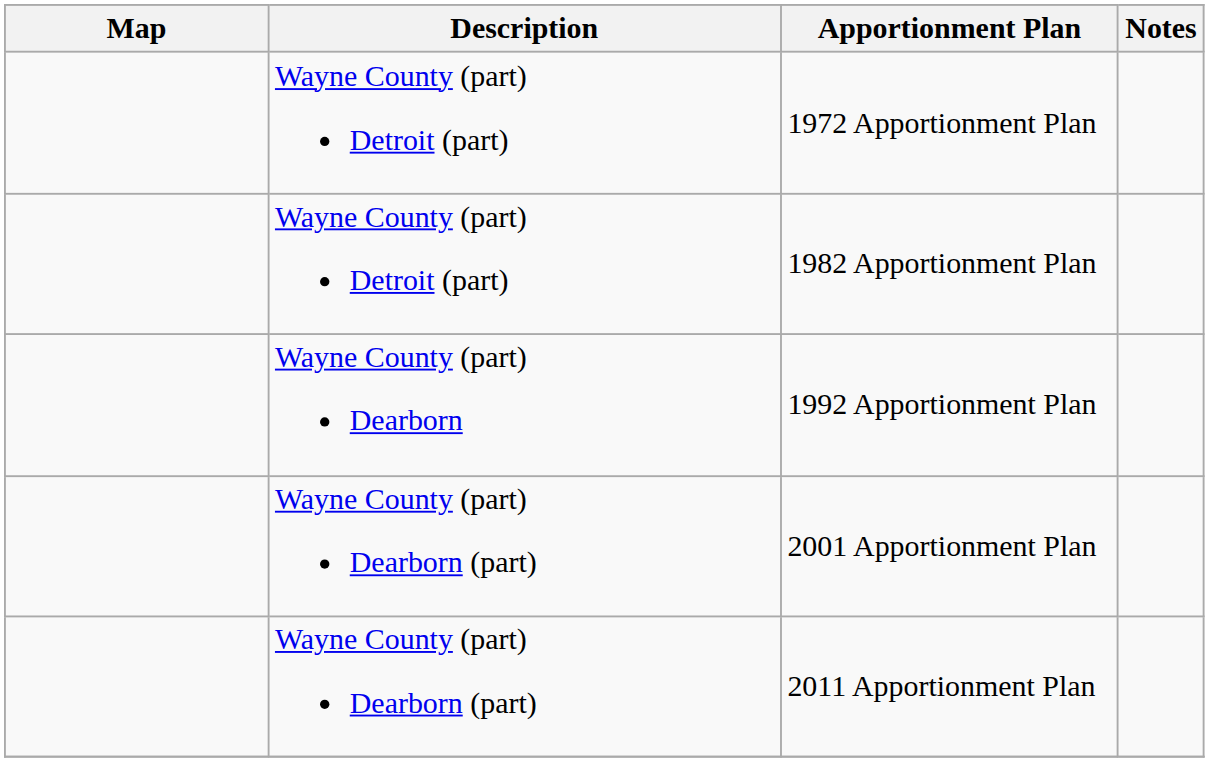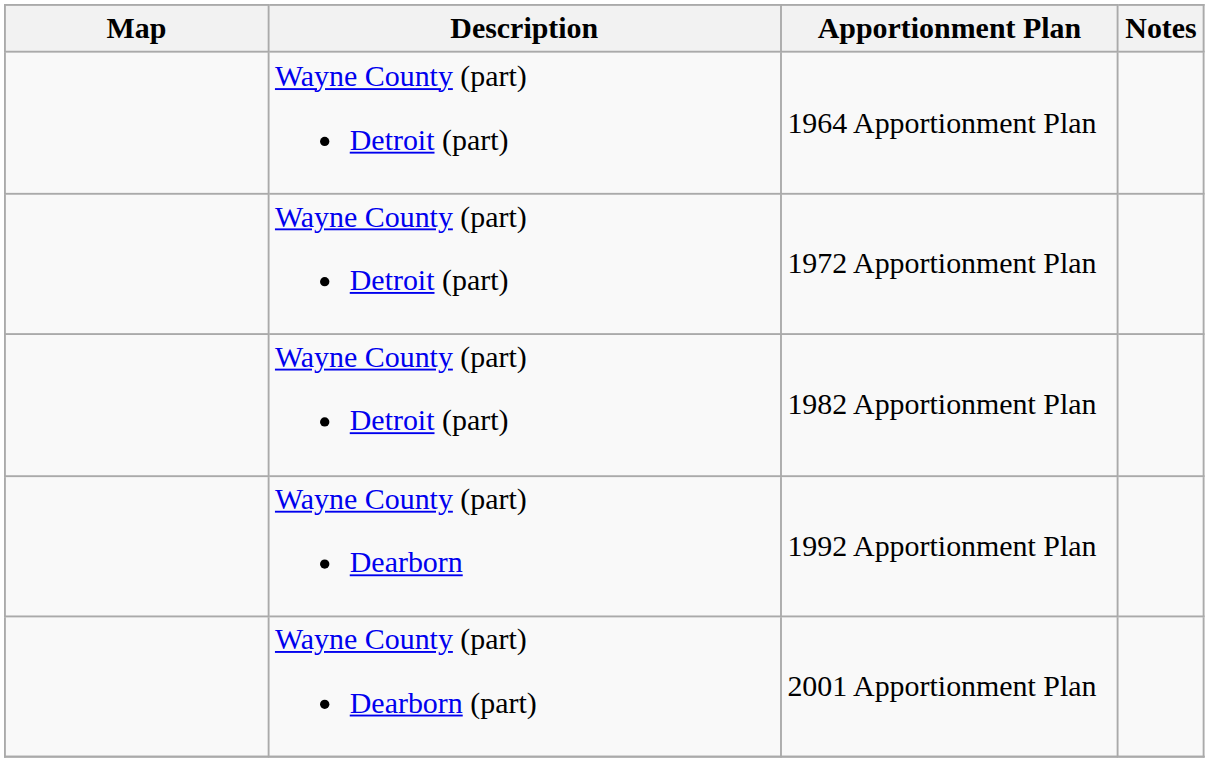+ row: (942, 122)
- row: (941, 686)
